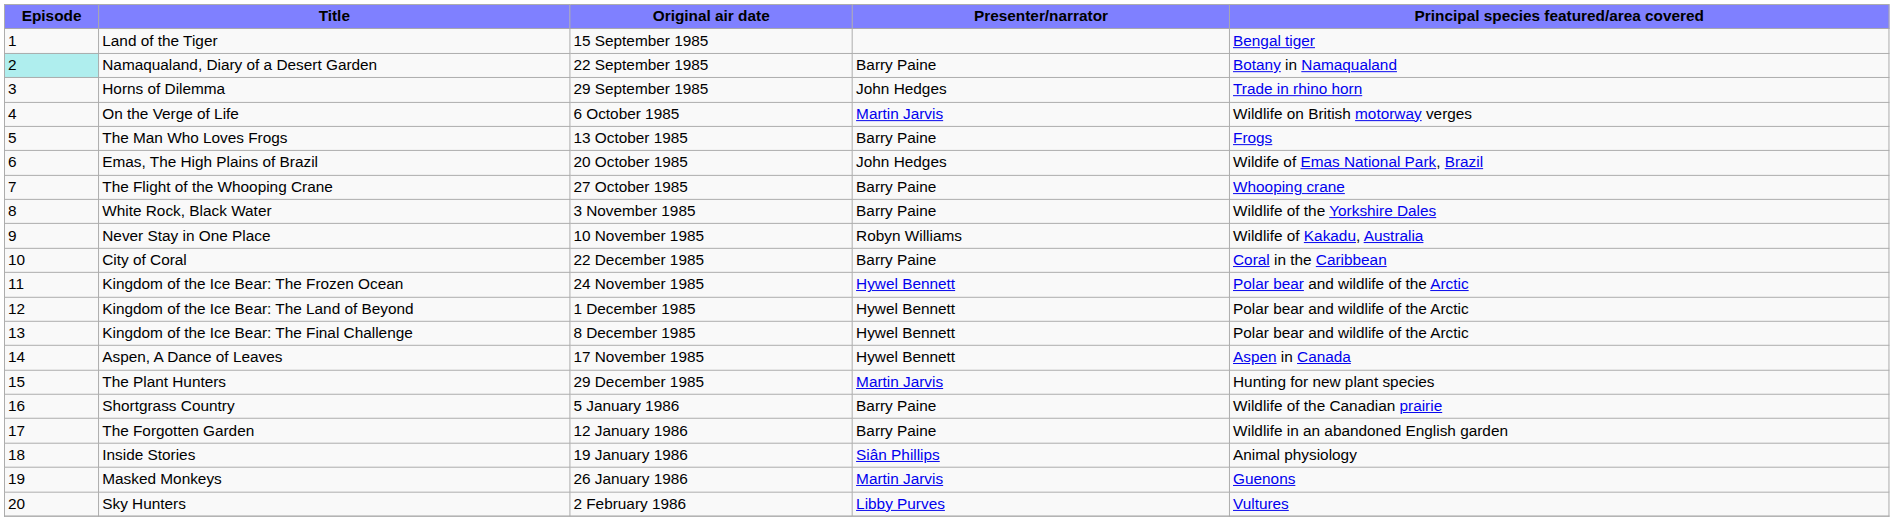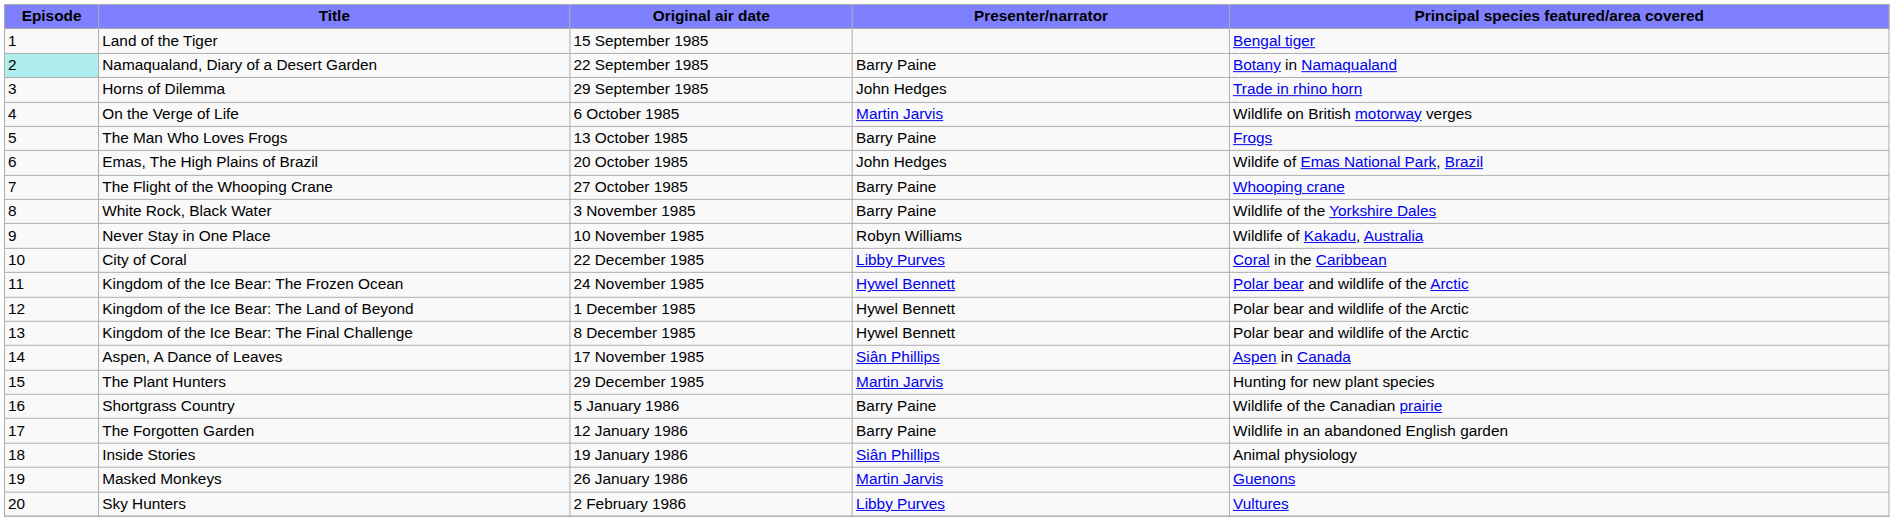(896, 260) Barry Paine -> (900, 260) Libby Purves
(906, 357) Hywel Bennett -> (898, 357) Siân Phillips
